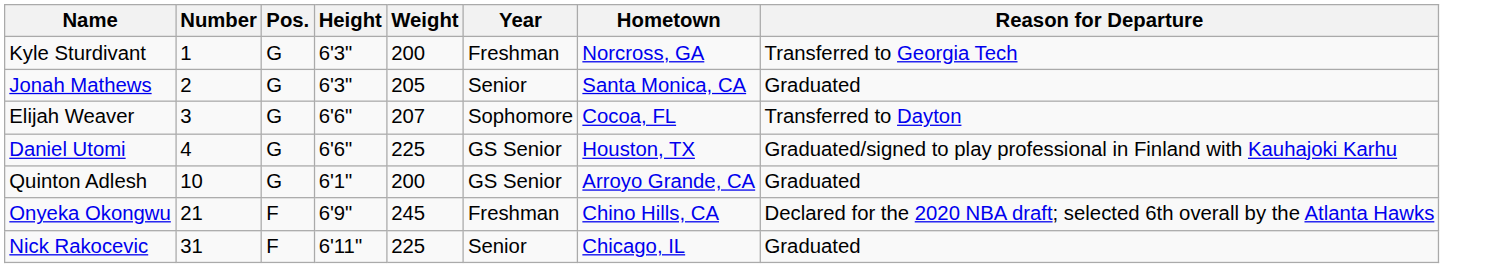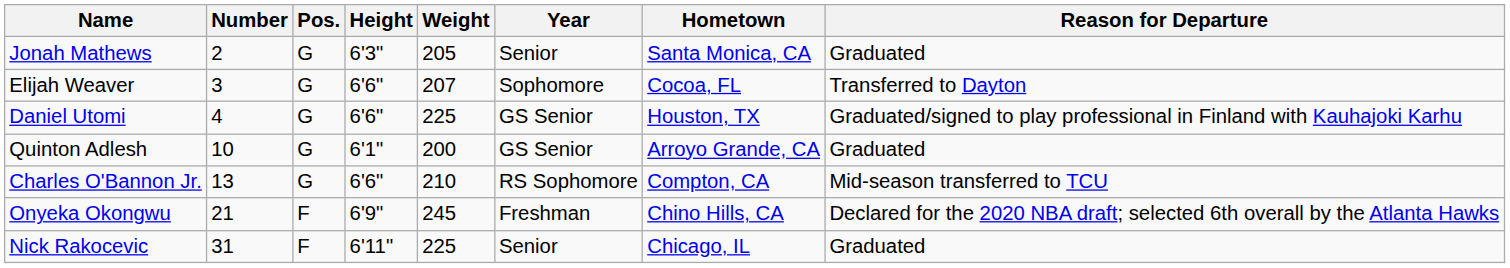- row: (78, 52)
+ row: (106, 181)
